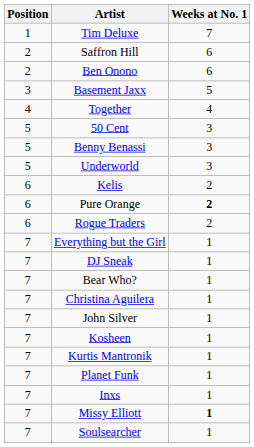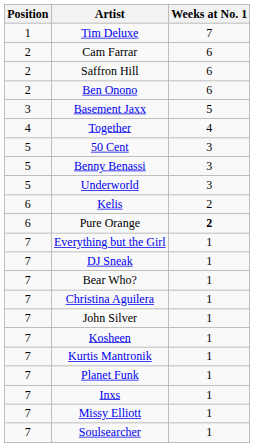+ row: (110, 52)
- row: (110, 223)
(209, 413) bold -> (209, 413) normal
